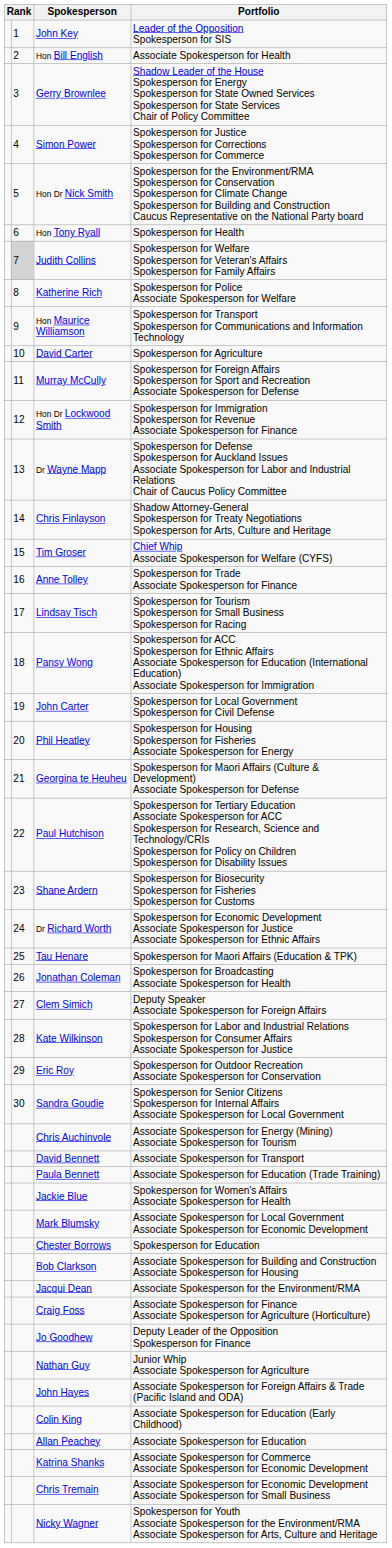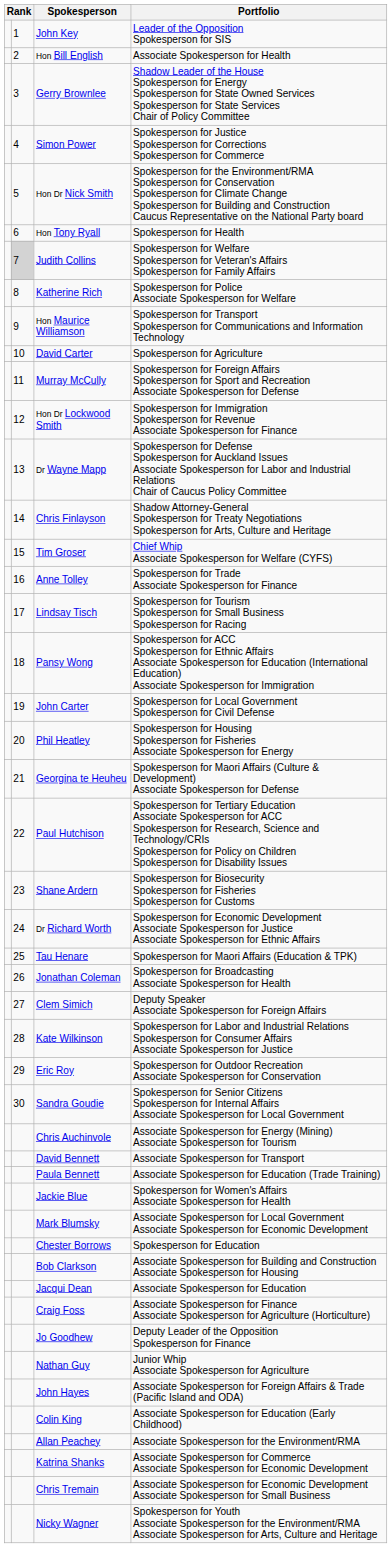(247, 1289) Associate Spokesperson for the Environment/RMA -> (220, 1289) Associate Spokesperson for Education
(220, 1441) Associate Spokesperson for Education -> (247, 1441) Associate Spokesperson for the Environment/RMA
